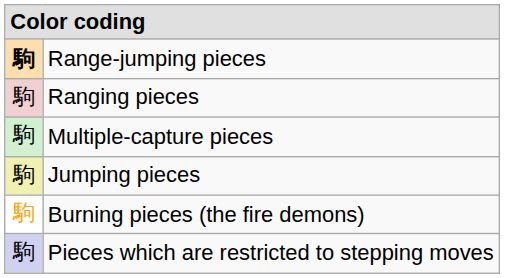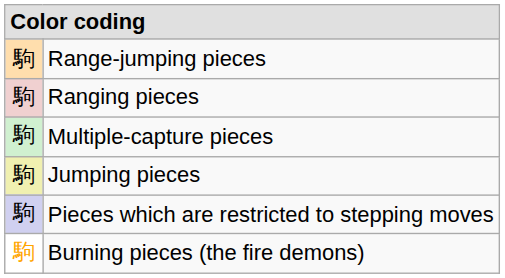(24, 58) bold -> (24, 58) normal
rows swapped: (271, 253) <-> (206, 214)
